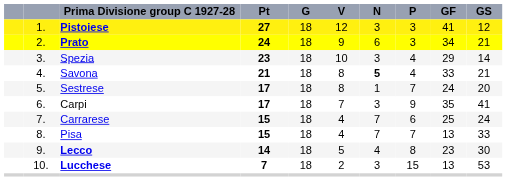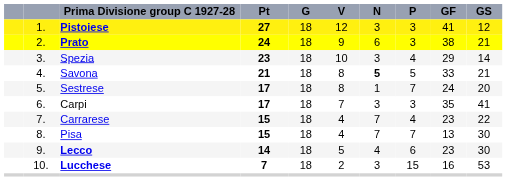(448, 42) 34 -> (448, 42) 38
(413, 73) 4 -> (413, 73) 5
(413, 104) 9 -> (413, 104) 3
(413, 119) 6 -> (413, 119) 4
(448, 119) 25 -> (448, 119) 23
(484, 119) 24 -> (484, 119) 22
(484, 135) 33 -> (484, 135) 30
(413, 150) 8 -> (413, 150) 6
(448, 166) 13 -> (448, 166) 16
